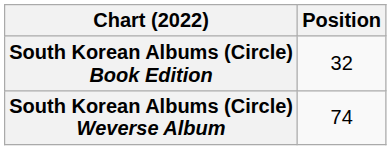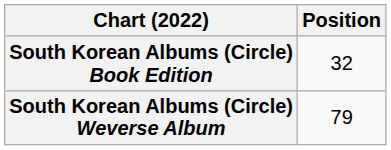(342, 117) 74 -> (342, 117) 79
